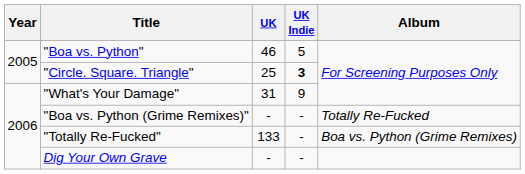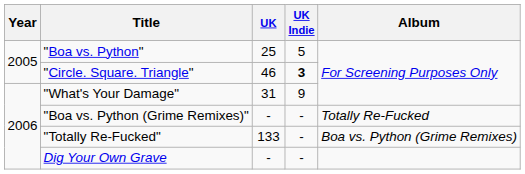(268, 51) 46 -> (268, 51) 25
(268, 72) 25 -> (268, 72) 46
